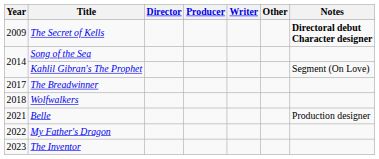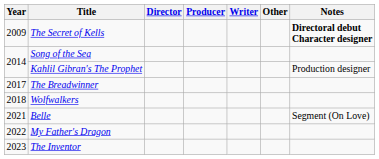(331, 69) Segment (On Love) -> (331, 69) Production designer
(331, 116) Production designer -> (331, 116) Segment (On Love)
